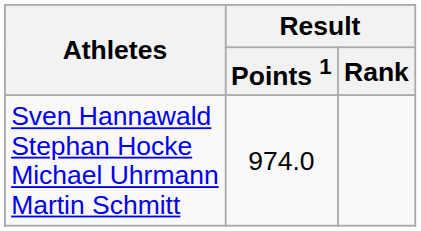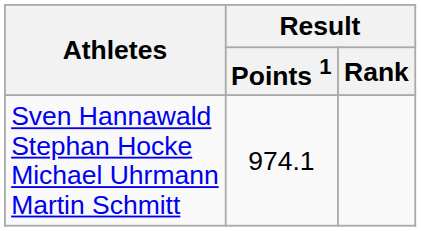(281, 161) 974.0 -> (281, 161) 974.1
